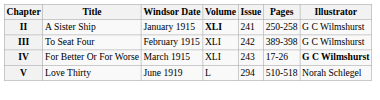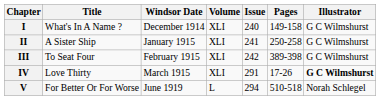+ row: (24, 27)
(213, 27) bold -> (217, 42) normal
(92, 57) For Better Or For Worse -> (68, 73) Love Thirty
(248, 57) 243 -> (252, 73) 291
(68, 73) Love Thirty -> (92, 88) For Better Or For Worse
